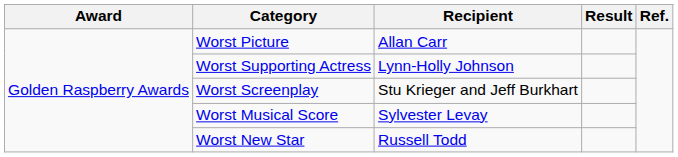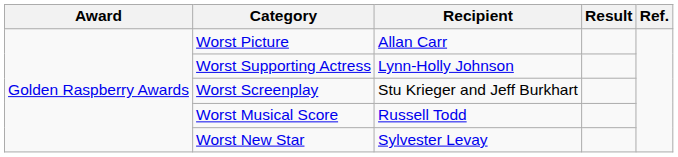(433, 115) Sylvester Levay -> (422, 115) Russell Todd
(422, 139) Russell Todd -> (433, 139) Sylvester Levay
